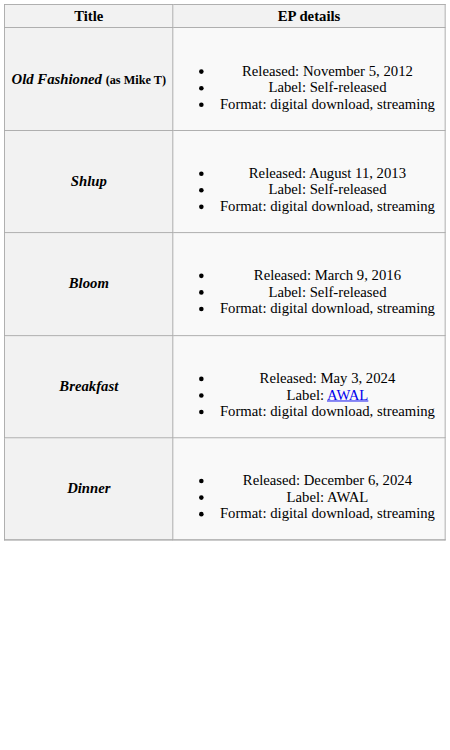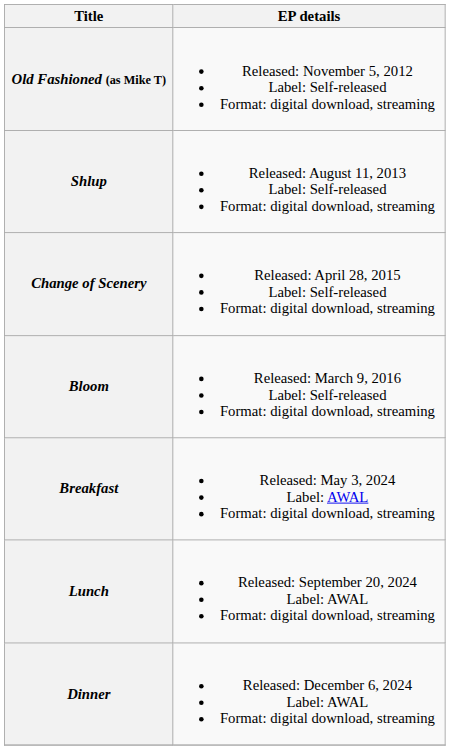+ row: (89, 284)
+ row: (89, 591)
